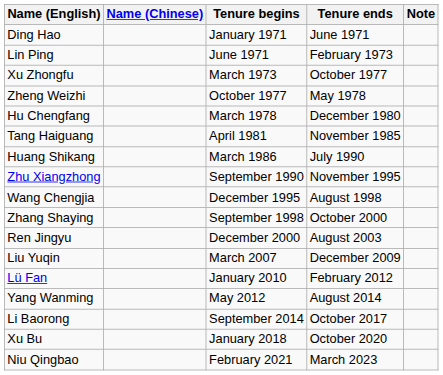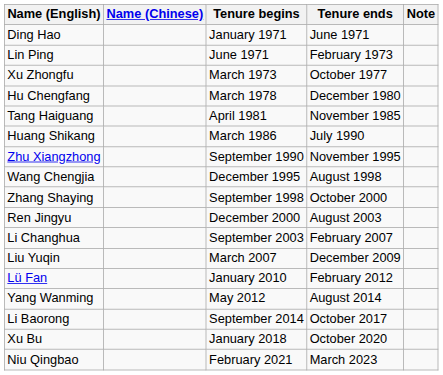- row: (46, 95)
+ row: (44, 237)
